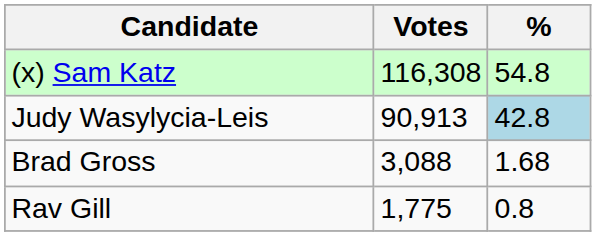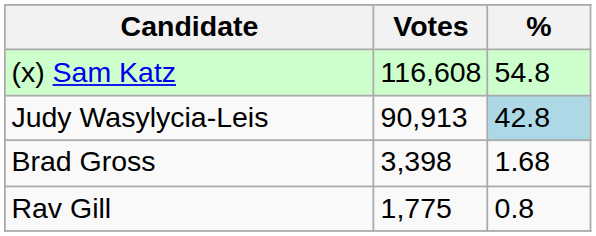(431, 72) 116,308 -> (431, 72) 116,608
(416, 162) 3,088 -> (416, 162) 3,398
